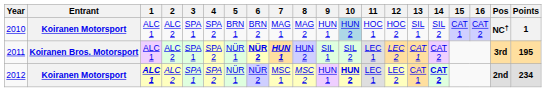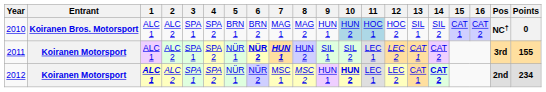(84, 29) Koiranen Motorsport -> (84, 29) Koiranen Bros. Motorsport
(373, 29) no background -> (373, 29) lightblue background
(526, 29) 1 -> (526, 29) 0
(84, 52) Koiranen Bros. Motorsport -> (84, 52) Koiranen Motorsport
(526, 52) 195 -> (526, 52) 155
